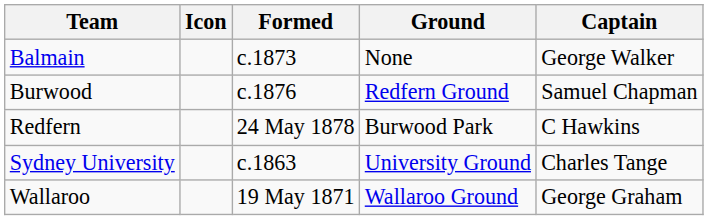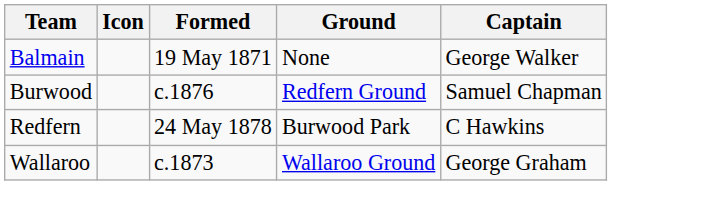(267, 57) c.1873 -> (213, 57) 19 May 1871
- row: (92, 162)
(296, 197) 19 May 1871 -> (184, 162) c.1873
